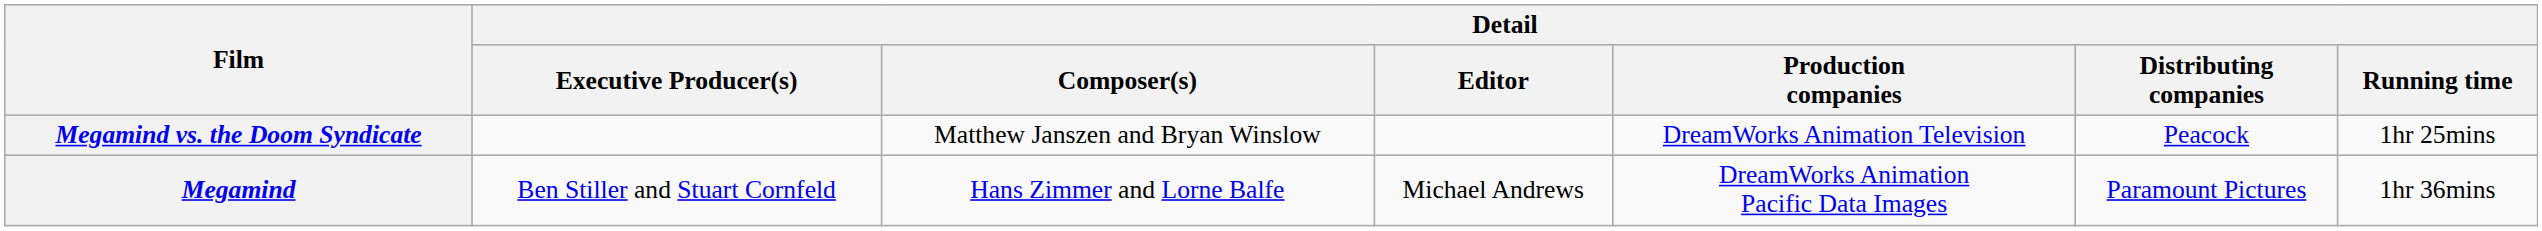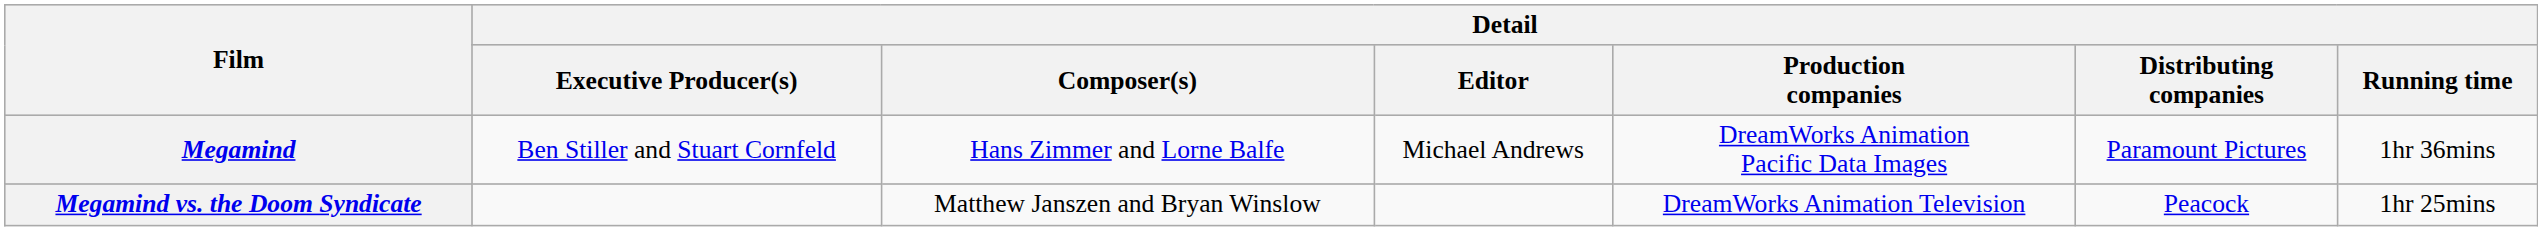rows swapped: (239, 189) <-> (239, 134)
